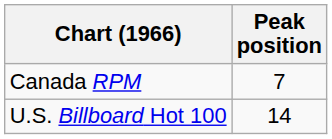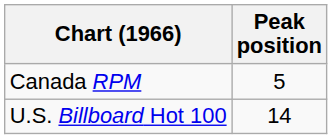(279, 81) 7 -> (279, 81) 5
